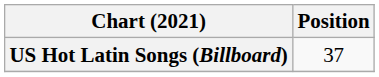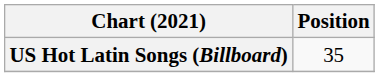(334, 54) 37 -> (334, 54) 35
